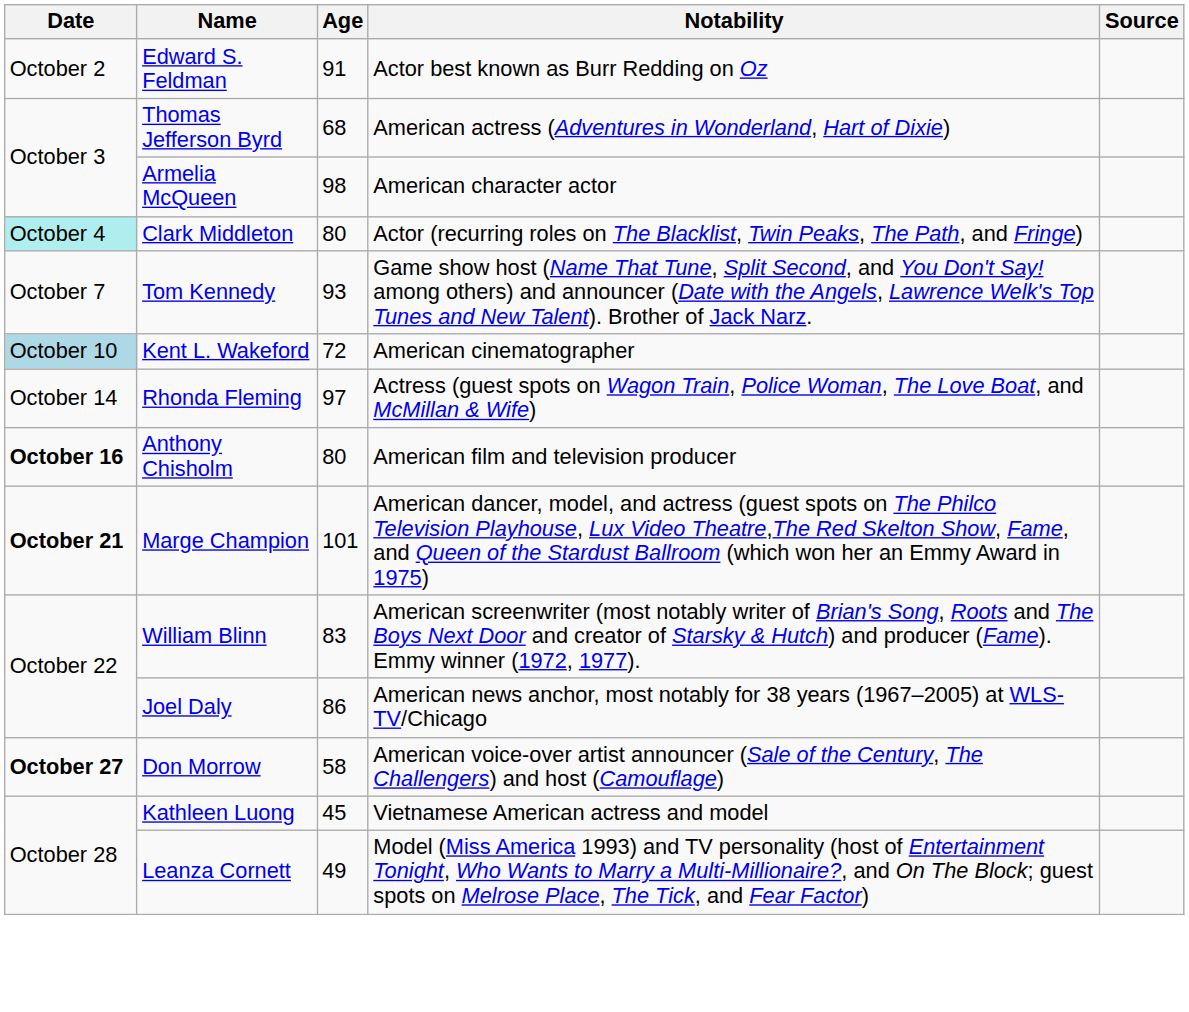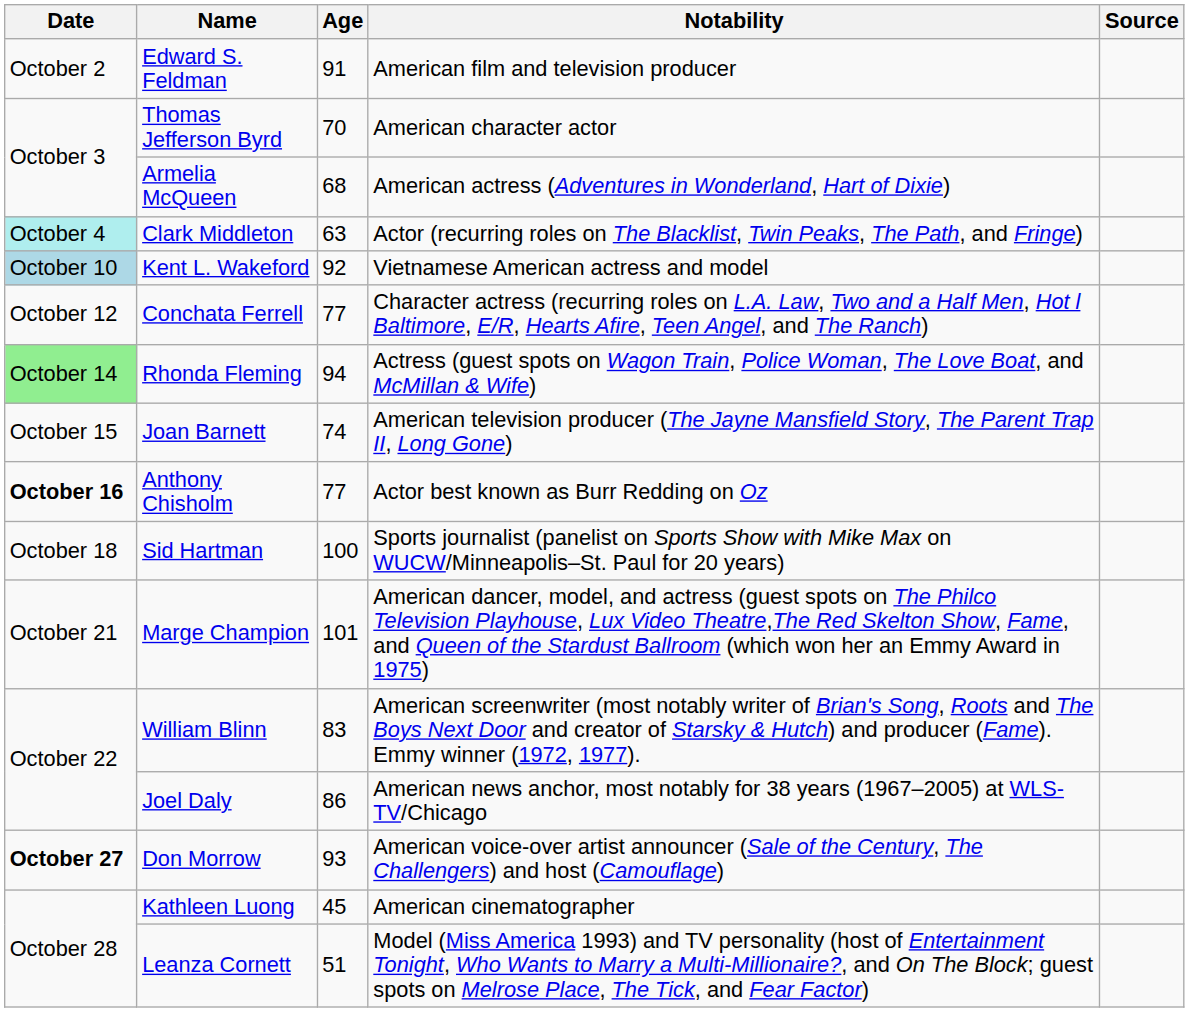(570, 68) Actor best known as Burr Redding on Oz -> (555, 68) American film and television producer
(334, 127) 68 -> (334, 127) 70
(662, 127) American actress (Adventures in Wonderland, Hart of Dixie) -> (495, 127) American character actor
(334, 186) 98 -> (334, 186) 68
(495, 186) American character actor -> (662, 186) American actress (Adventures in Wonderland, Hart of Dixie)
(334, 233) 80 -> (334, 233) 63
- row: (209, 292)
(334, 351) 72 -> (334, 267) 92
(504, 351) American cinematographer -> (571, 267) Vietnamese American actress and model
+ row: (223, 314)
(64, 397) no background -> (64, 373) lightgreen background
(334, 397) 97 -> (334, 373) 94
+ row: (204, 432)
(334, 456) 80 -> (334, 491) 77
(555, 456) American film and television producer -> (570, 491) Actor best known as Burr Redding on Oz
+ row: (203, 550)
(67, 540) bold -> (64, 633) normal
(334, 766) 58 -> (334, 859) 93
(571, 813) Vietnamese American actress and model -> (504, 906) American cinematographer
(334, 872) 49 -> (334, 965) 51
